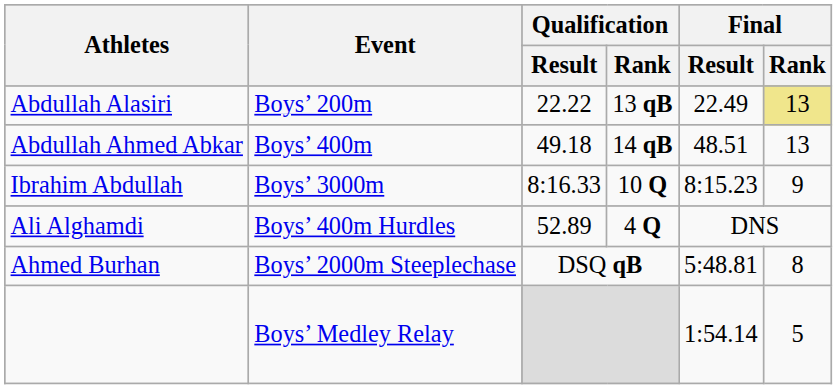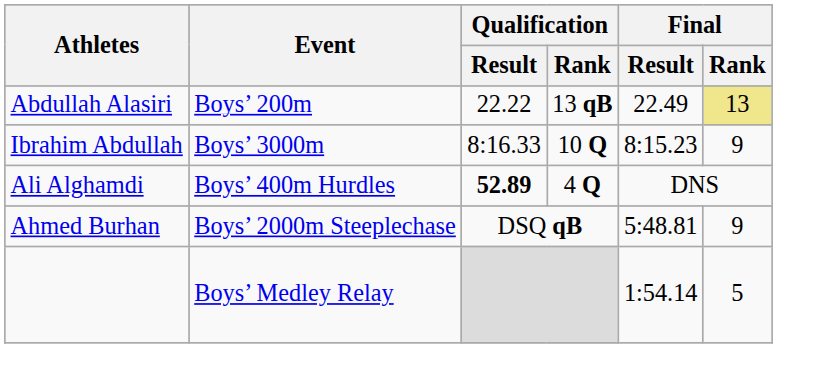- row: (127, 145)
(564, 225) normal -> (504, 185) bold
(797, 265) 8 -> (737, 225) 9
